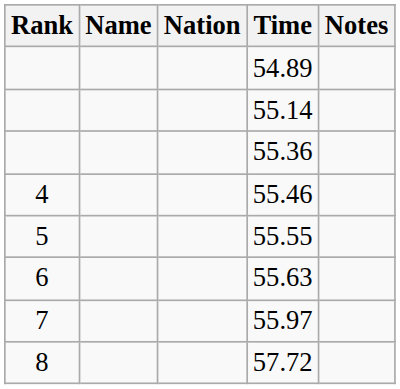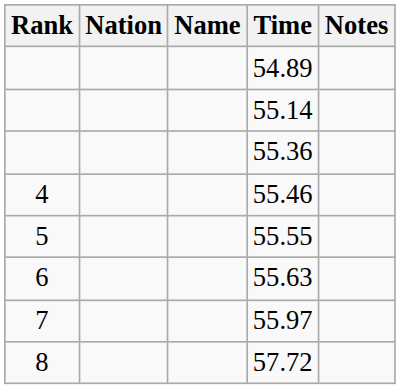columns swapped: (118, 25) <-> (202, 25)
